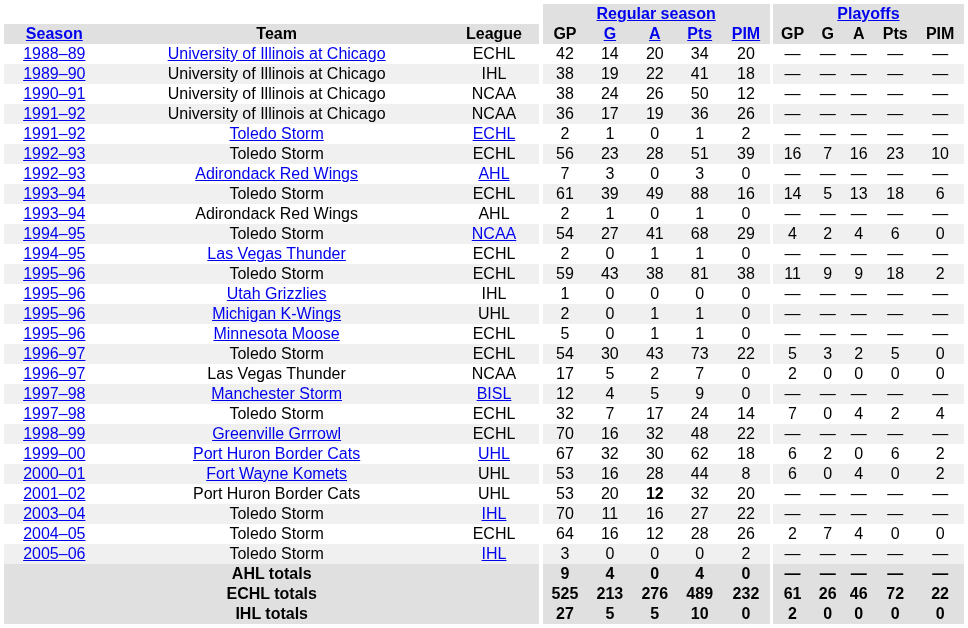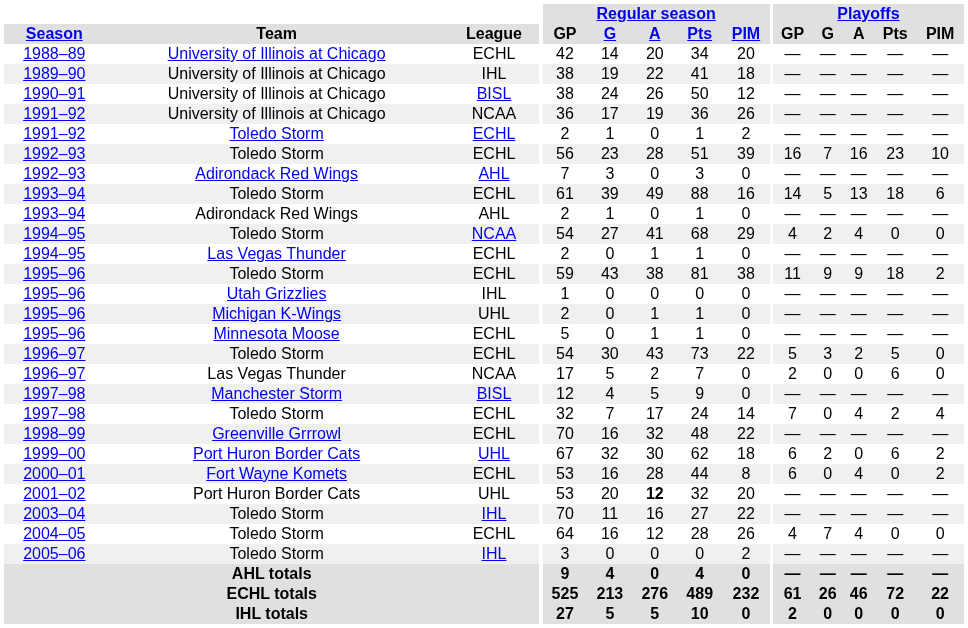(494, 94) NCAA -> (494, 94) BISL
(895, 234) 6 -> (895, 234) 0
(895, 374) 0 -> (895, 374) 6
(494, 474) UHL -> (494, 474) ECHL
(793, 534) 2 -> (793, 534) 4
